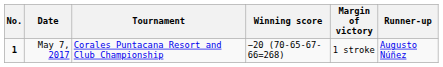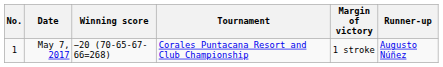columns swapped: (159, 22) <-> (288, 22)
(14, 51) bold -> (14, 51) normal
